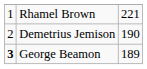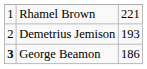(130, 34) 190 -> (130, 34) 193
(130, 53) 189 -> (130, 53) 186
